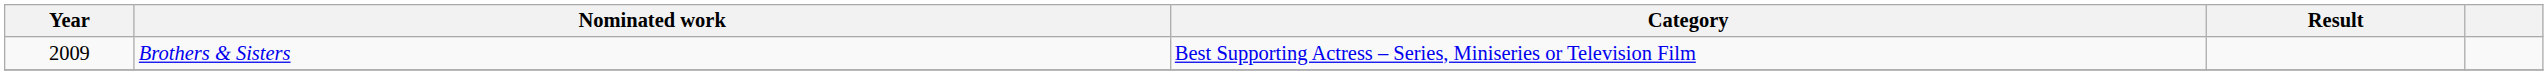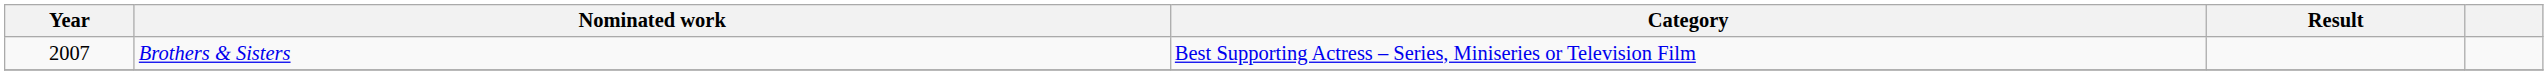(69, 53) 2009 -> (69, 53) 2007
